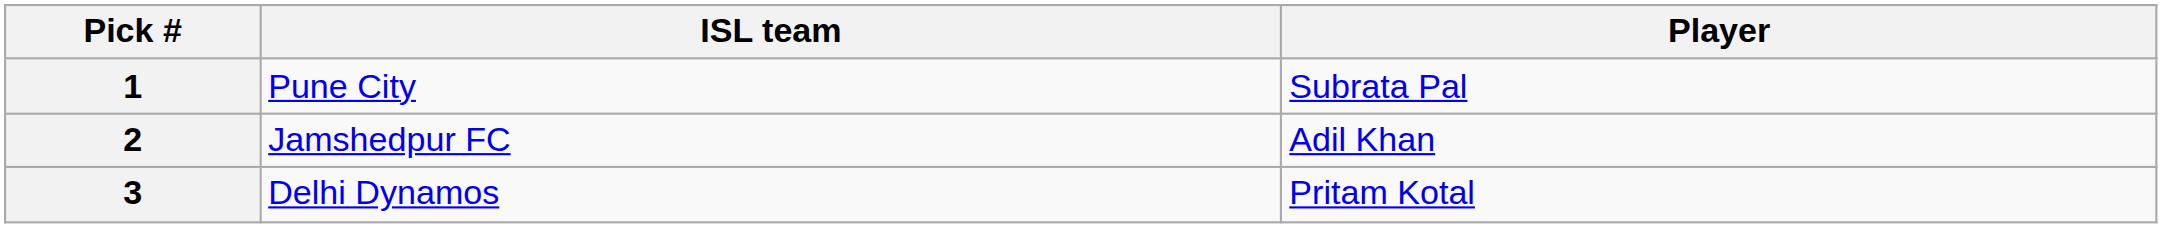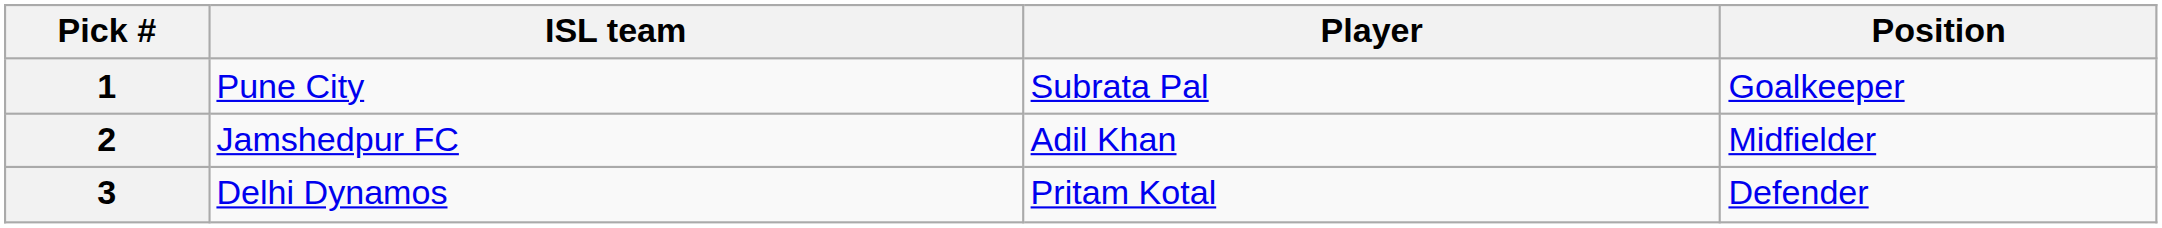+ column: (1939, 31)
